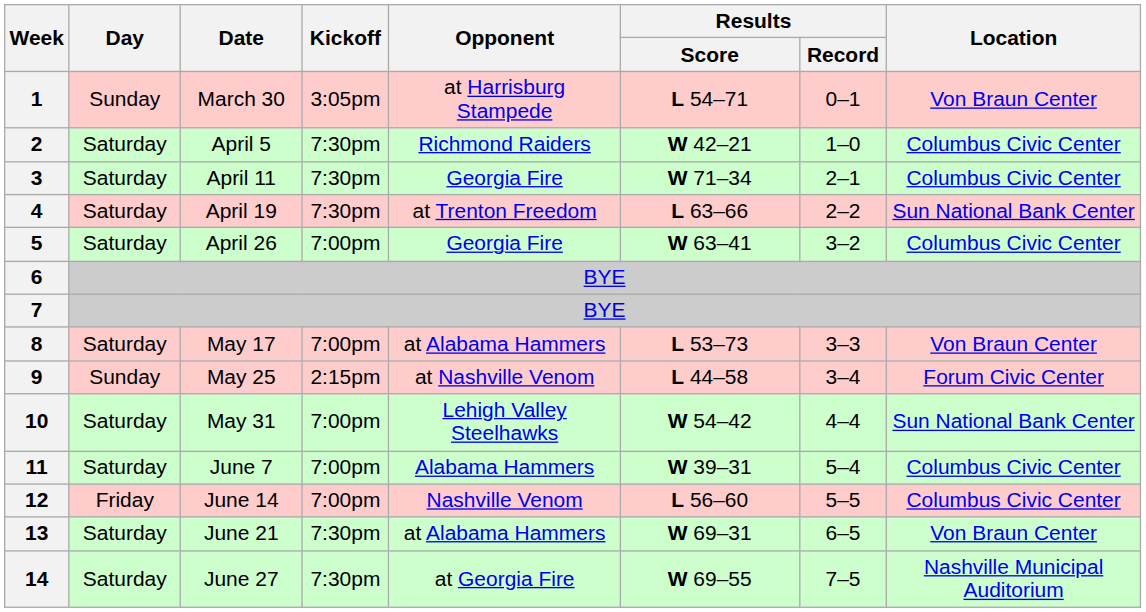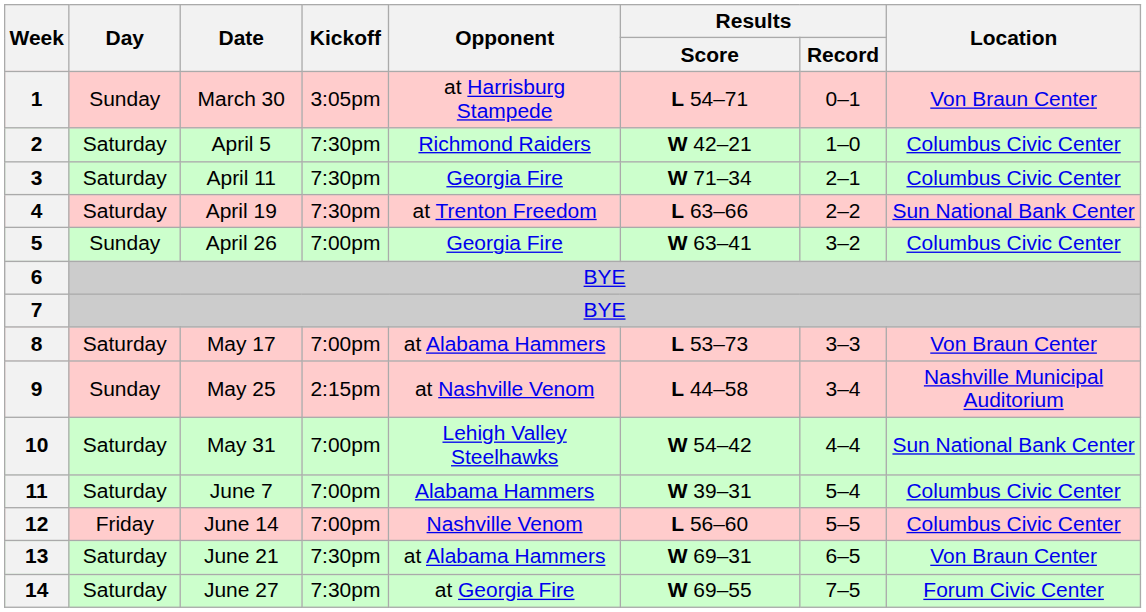(125, 244) Saturday -> (125, 244) Sunday
(1014, 377) Forum Civic Center -> (1014, 388) Nashville Municipal Auditorium
(1014, 578) Nashville Municipal Auditorium -> (1014, 590) Forum Civic Center
